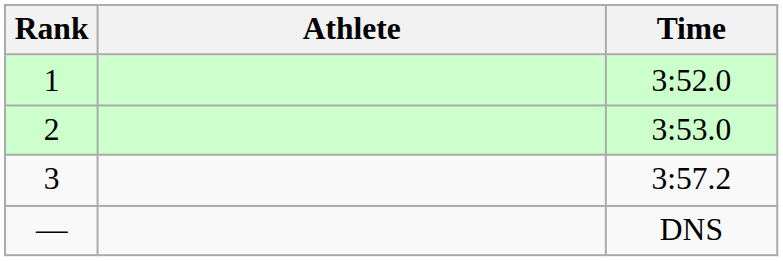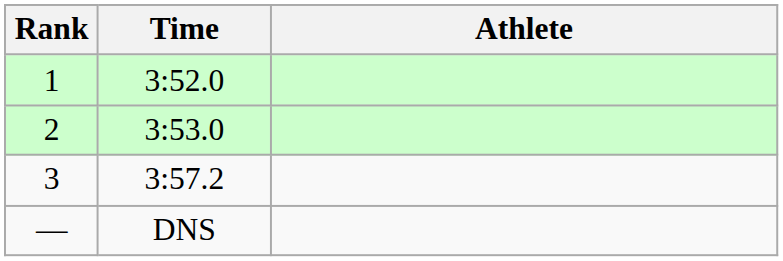columns swapped: (352, 29) <-> (691, 29)
